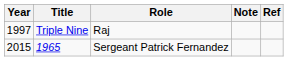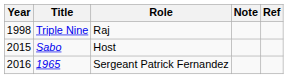(19, 30) 1997 -> (19, 30) 1998
+ row: (49, 47)
(19, 47) 2015 -> (19, 64) 2016
